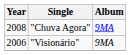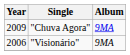(16, 27) 2008 -> (16, 27) 2009
